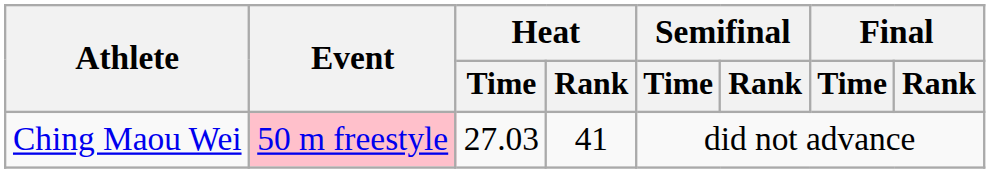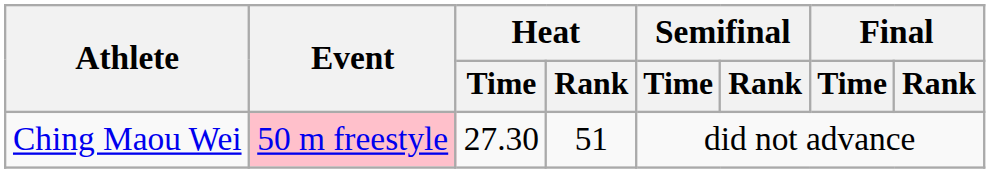(501, 139) 27.03 -> (501, 139) 27.30
(591, 139) 41 -> (591, 139) 51
